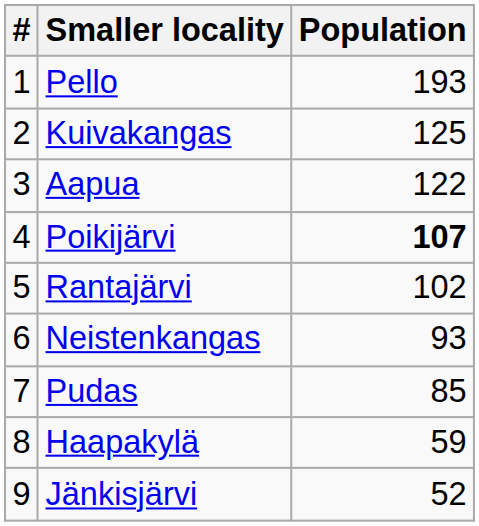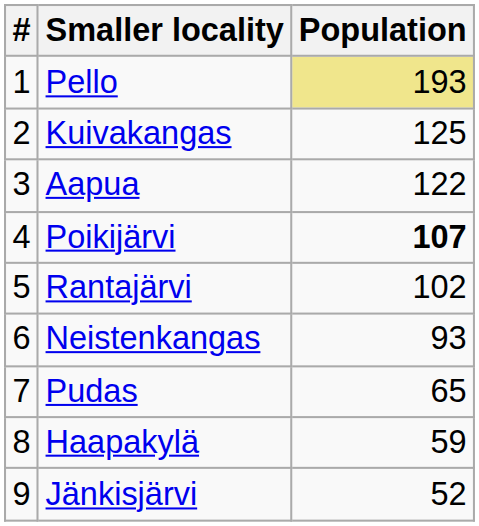(440, 81) no background -> (440, 81) khaki background
(449, 390) 85 -> (449, 390) 65
